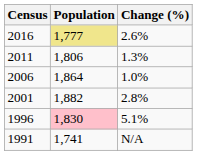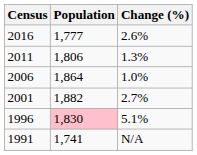(68, 35) khaki background -> (68, 35) no background
(135, 98) 2.8% -> (135, 98) 2.7%
